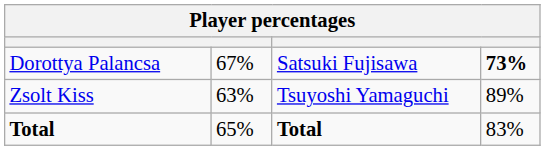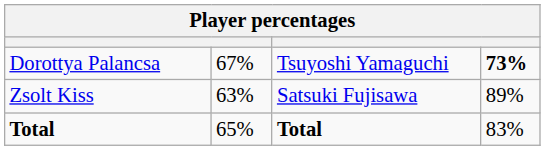(347, 63) Satsuki Fujisawa -> (363, 63) Tsuyoshi Yamaguchi
(363, 95) Tsuyoshi Yamaguchi -> (347, 95) Satsuki Fujisawa
